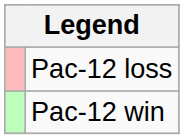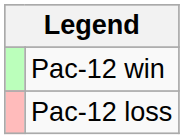rows swapped: (98, 111) <-> (102, 68)
